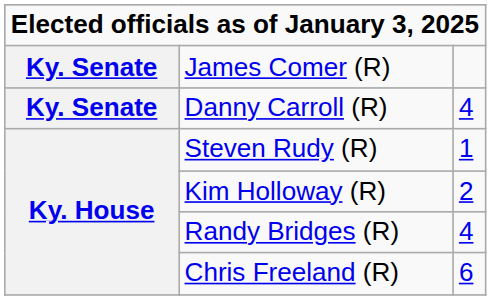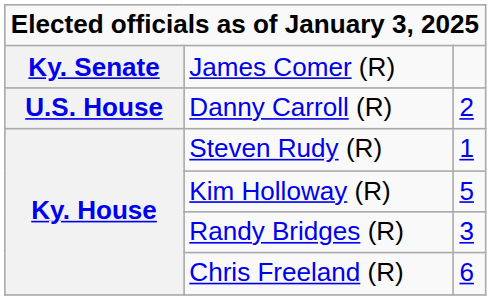(92, 107) Ky. Senate -> (94, 107) U.S. House
(466, 107) 4 -> (467, 107) 2
(466, 190) 2 -> (467, 190) 5
(466, 231) 4 -> (467, 231) 3
